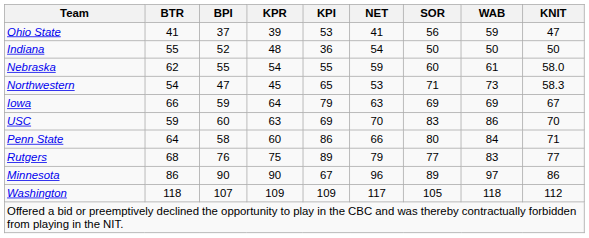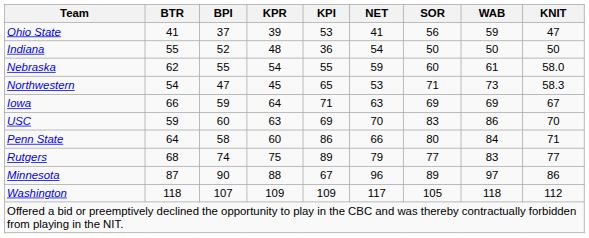(326, 104) 79 -> (326, 104) 71
(223, 158) 76 -> (223, 158) 74
(172, 176) 86 -> (172, 176) 87
(275, 176) 90 -> (275, 176) 88
